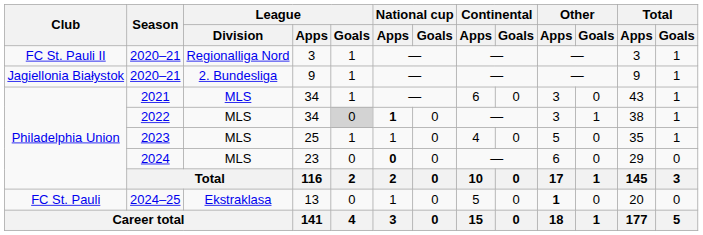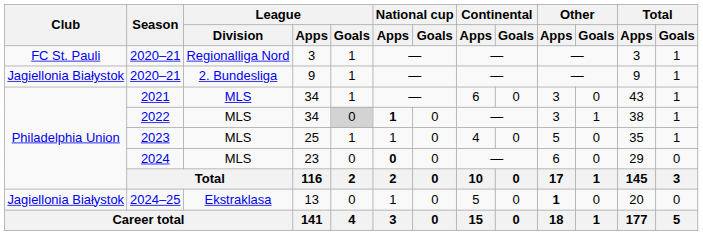(66, 55) FC St. Pauli II -> (66, 55) FC St. Pauli
(66, 199) FC St. Pauli -> (66, 199) Jagiellonia Białystok
